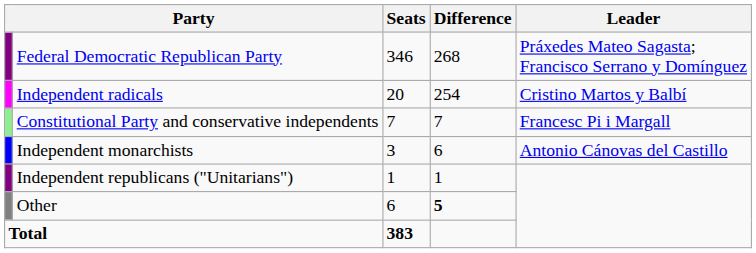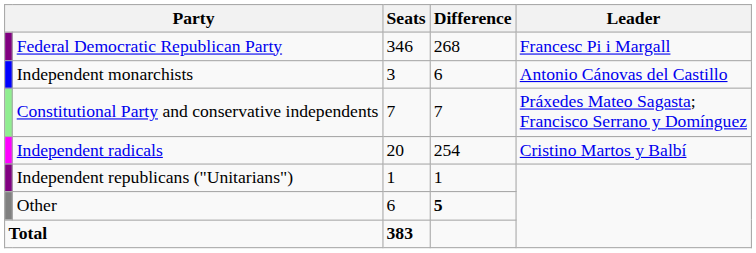(633, 56) Práxedes Mateo Sagasta; Francisco Serrano y Domínguez -> (595, 46) Francesc Pi i Margall
rows swapped: (90, 94) <-> (105, 149)
(595, 121) Francesc Pi i Margall -> (633, 112) Práxedes Mateo Sagasta; Francisco Serrano y Domínguez
